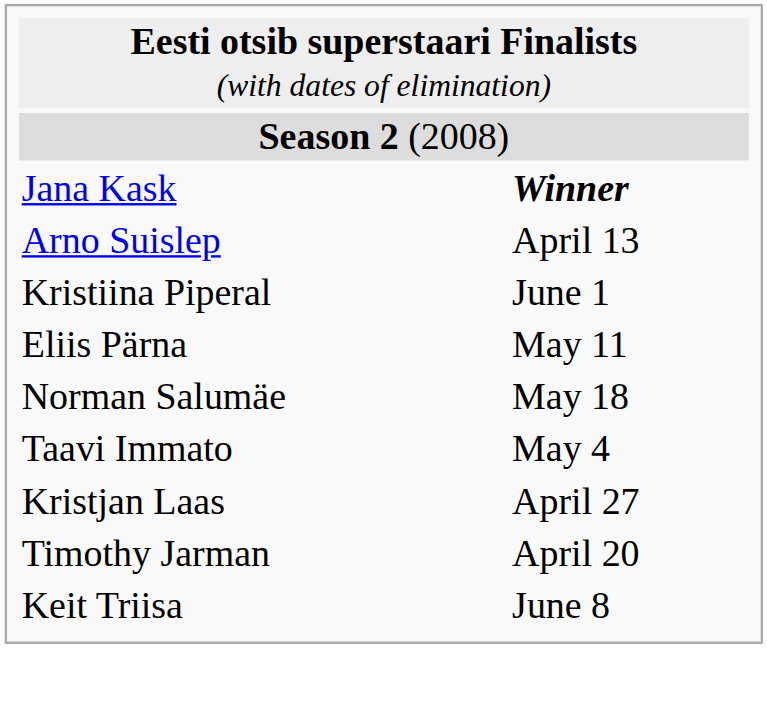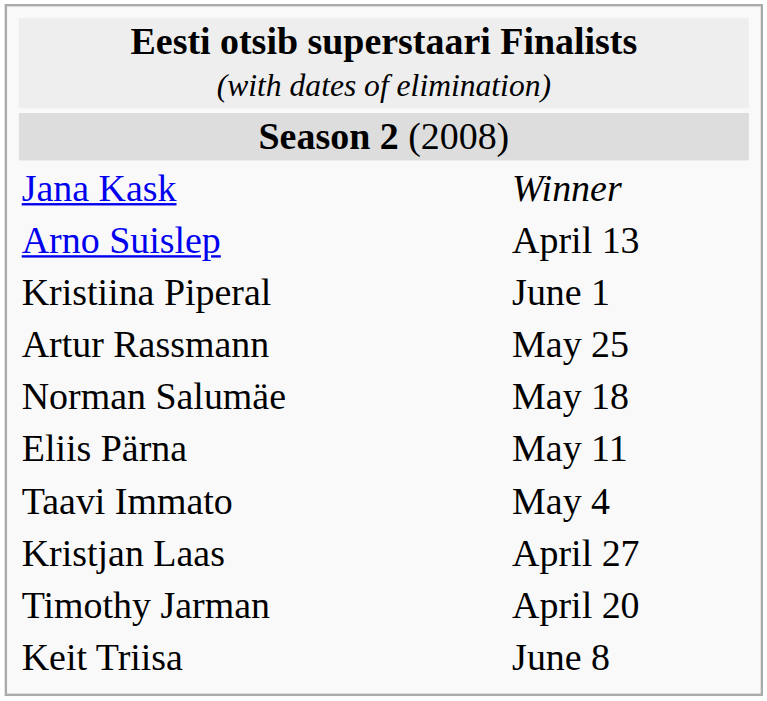(570, 188) bold -> (567, 188) normal
+ row: (145, 345)
rows swapped: (154, 397) <-> (104, 345)
